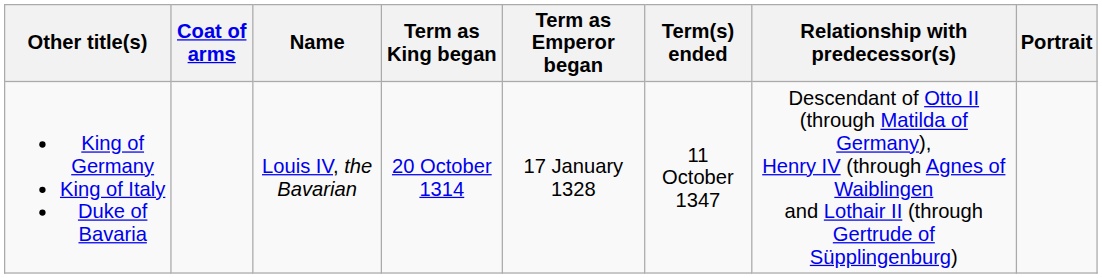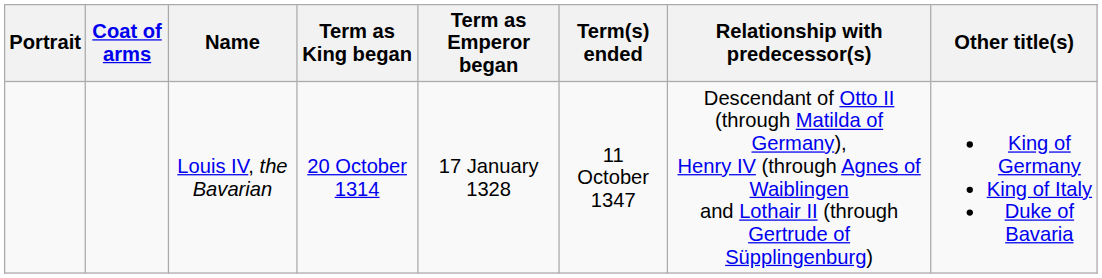columns swapped: (1057, 43) <-> (87, 43)
